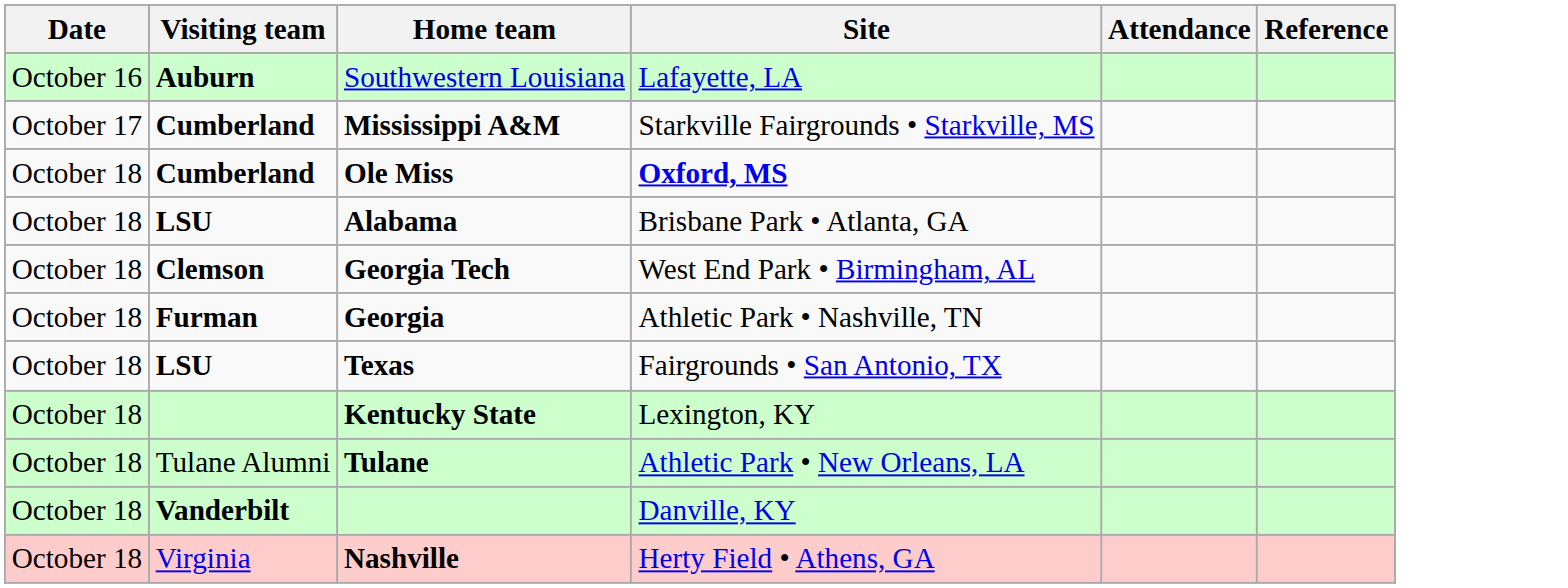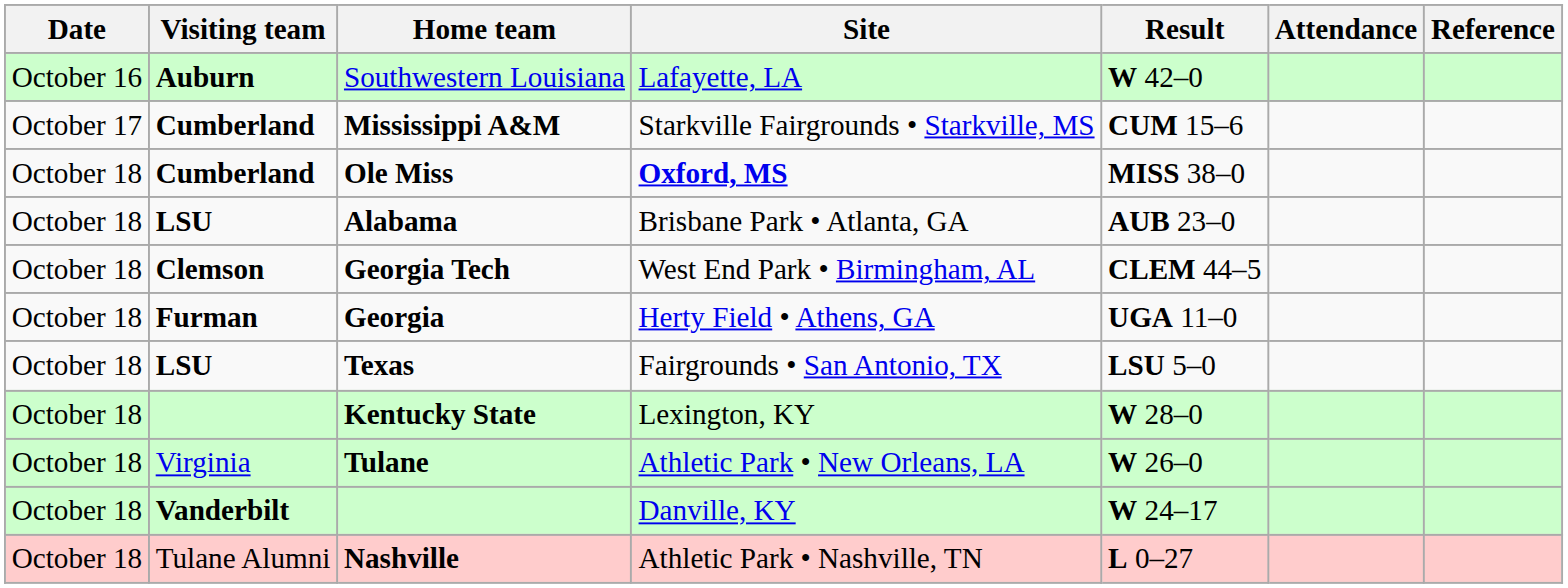+ column: (1185, 28)
(811, 317) Athletic Park • Nashville, TN -> (787, 317) Herty Field • Athens, GA
(243, 461) Tulane Alumni -> (203, 461) Virginia
(203, 558) Virginia -> (243, 558) Tulane Alumni
(787, 558) Herty Field • Athens, GA -> (811, 558) Athletic Park • Nashville, TN
